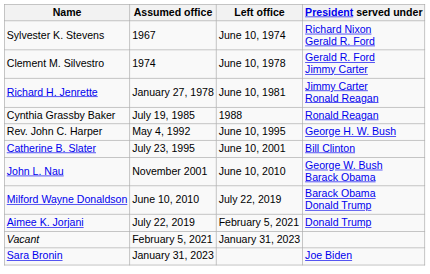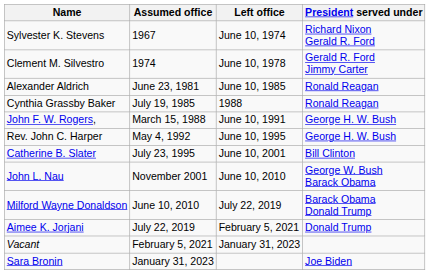- row: (52, 92)
+ row: (48, 86)
+ row: (51, 120)
